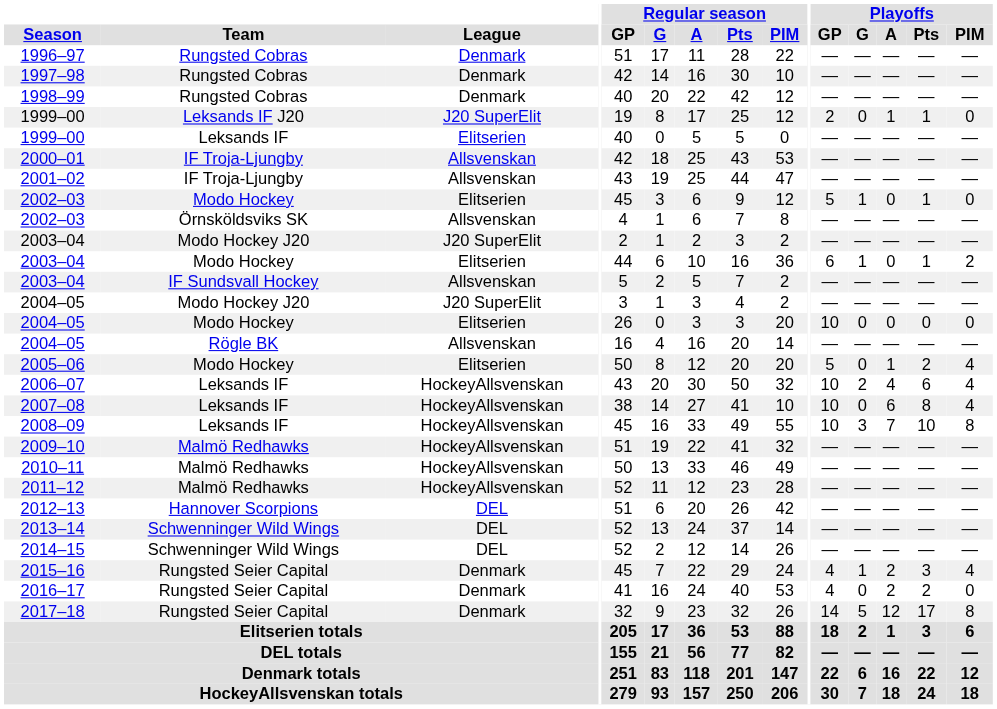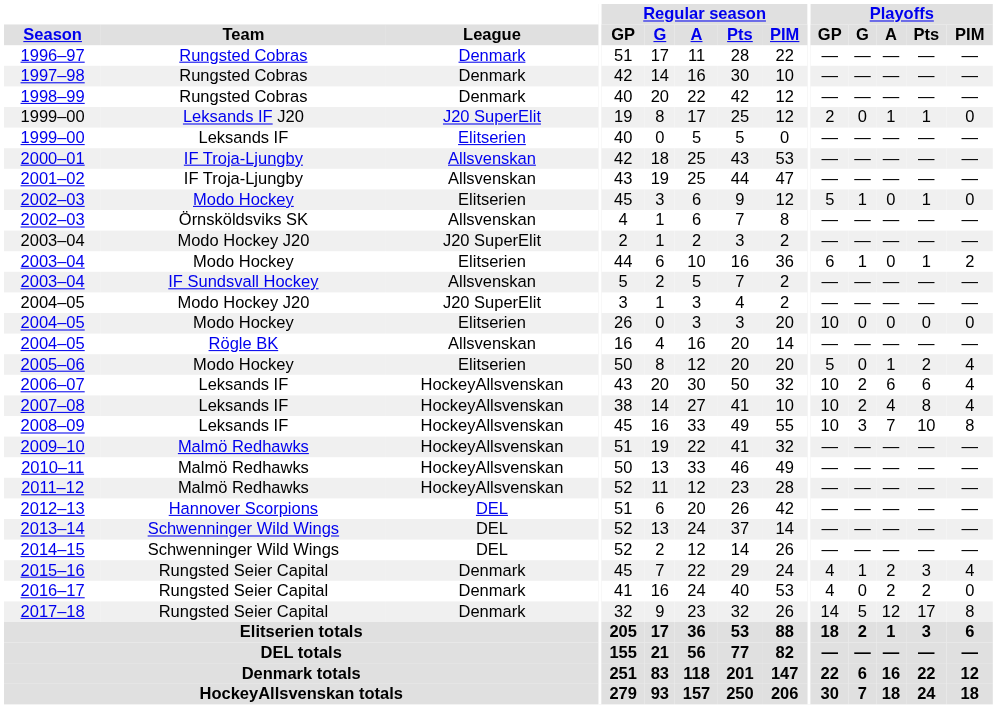(891, 385) 4 -> (891, 385) 6
(862, 405) 0 -> (862, 405) 2
(891, 405) 6 -> (891, 405) 4
